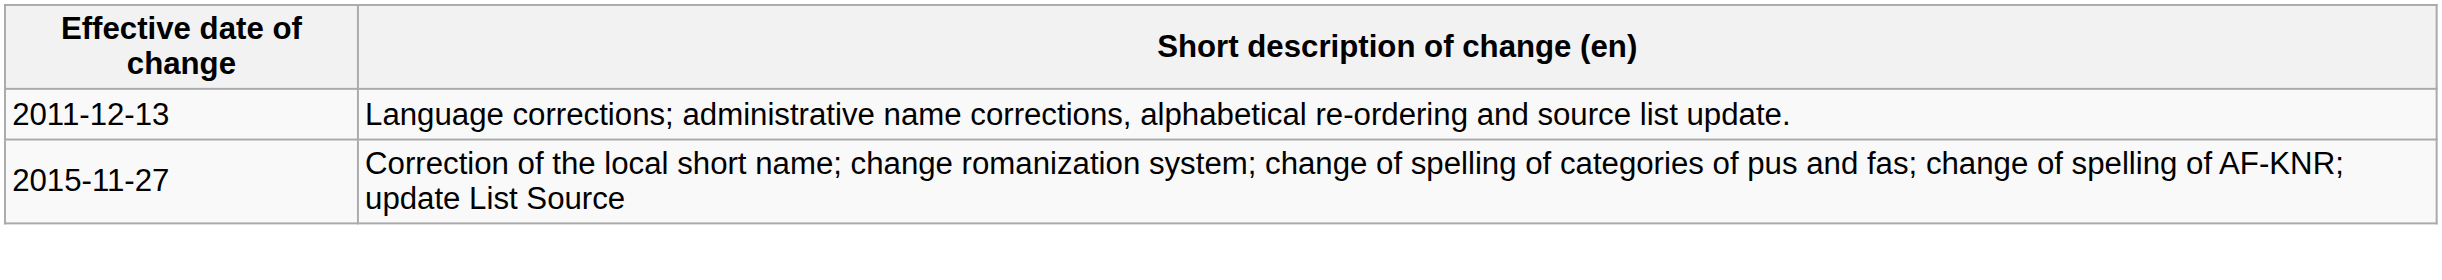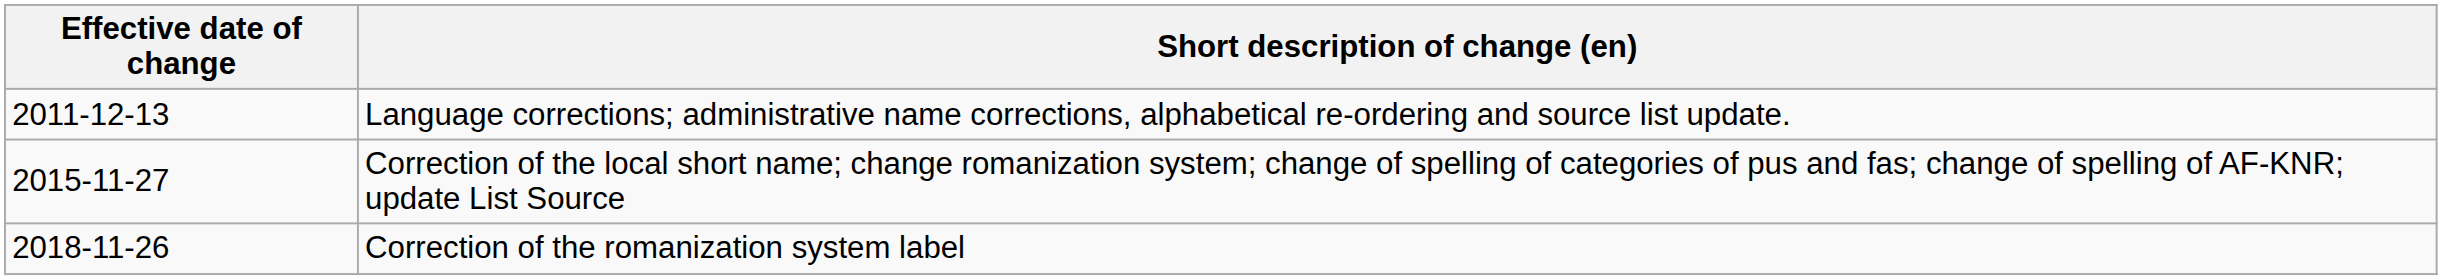+ row: (665, 247)
